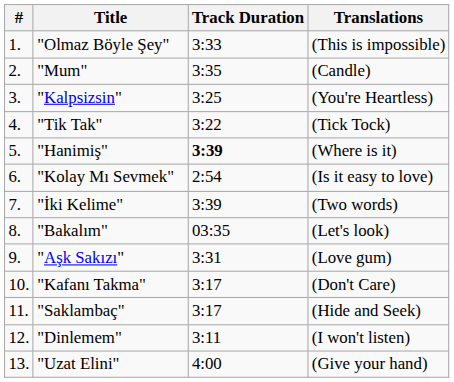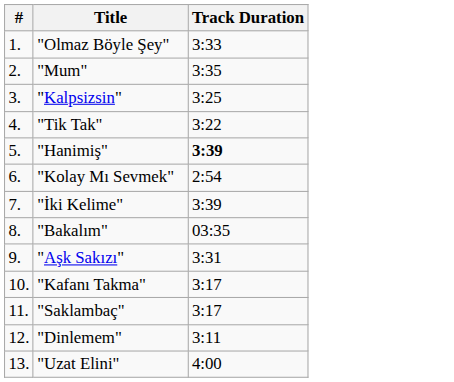- column: (379, 17)
